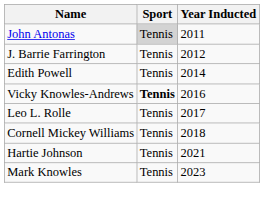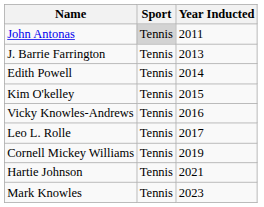(193, 53) 2012 -> (191, 53) 2013
+ row: (41, 93)
(157, 93) bold -> (156, 113) normal
(193, 133) 2018 -> (191, 152) 2019
